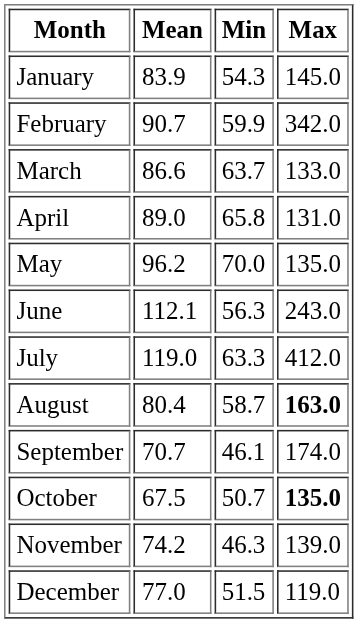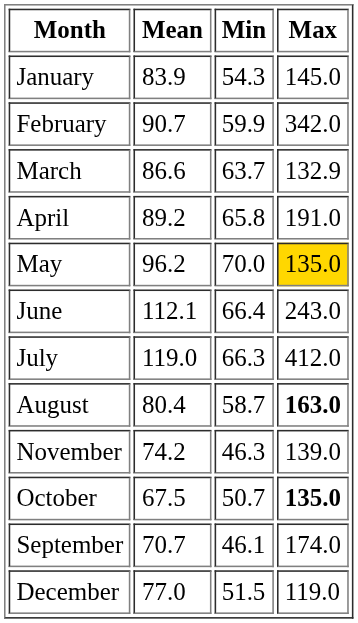(313, 170) 133.0 -> (313, 170) 132.9
(164, 217) 89.0 -> (164, 217) 89.2
(313, 217) 131.0 -> (313, 217) 191.0
(313, 264) no background -> (313, 264) gold background
(244, 311) 56.3 -> (244, 311) 66.4
(244, 357) 63.3 -> (244, 357) 66.3
rows swapped: (70, 451) <-> (69, 545)
